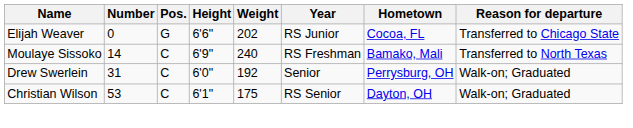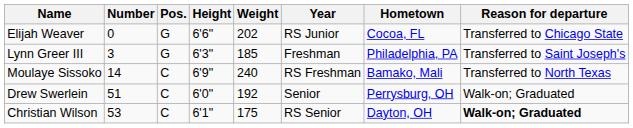+ row: (45, 53)
(114, 73) 31 -> (114, 93) 51
(515, 93) normal -> (522, 113) bold
